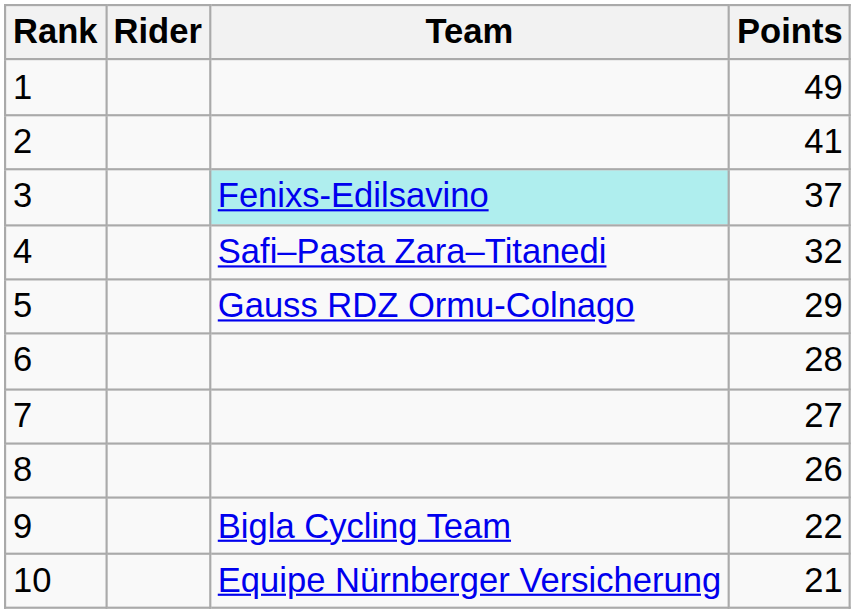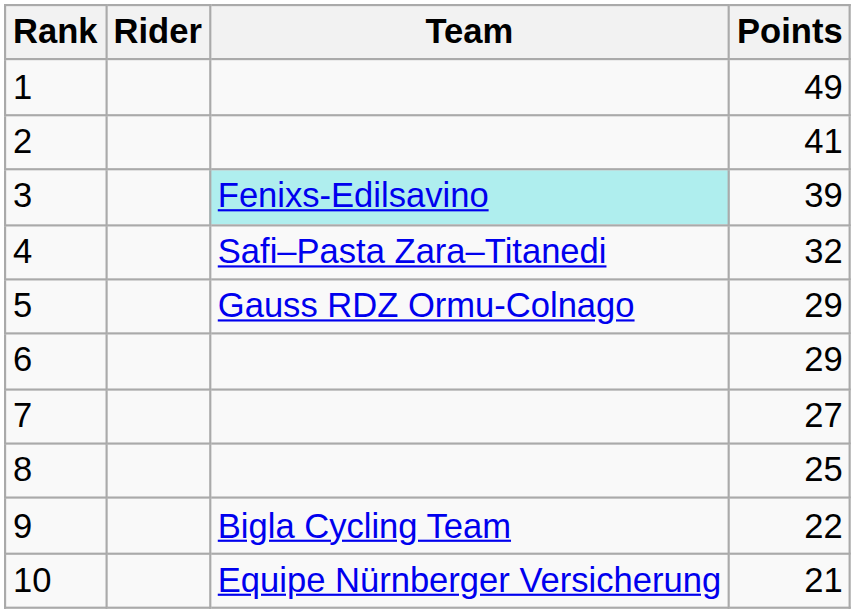(823, 196) 37 -> (823, 196) 39
(823, 360) 28 -> (823, 360) 29
(823, 470) 26 -> (823, 470) 25
